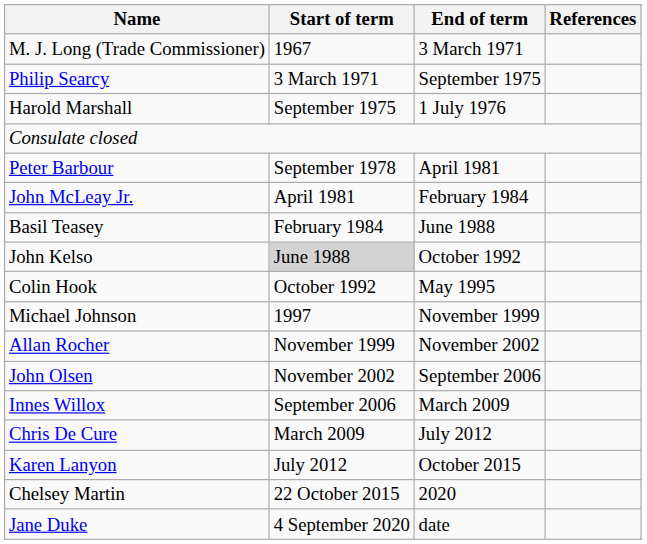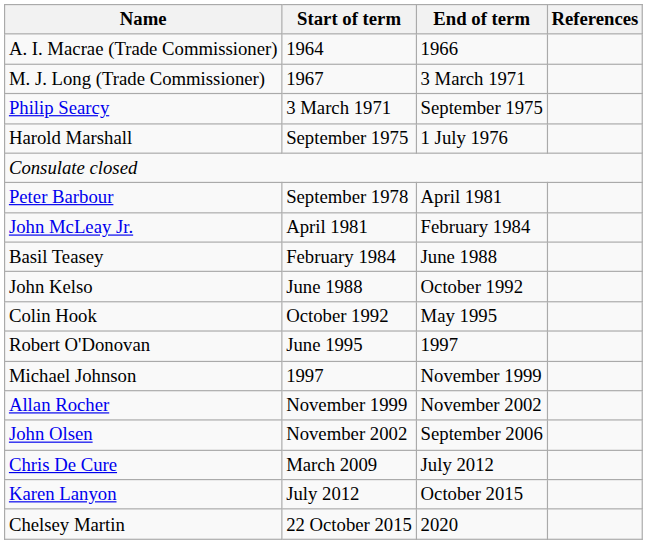+ row: (143, 49)
(312, 256) lightgrey background -> (324, 286) no background
+ row: (79, 345)
- row: (57, 405)
- row: (48, 524)
